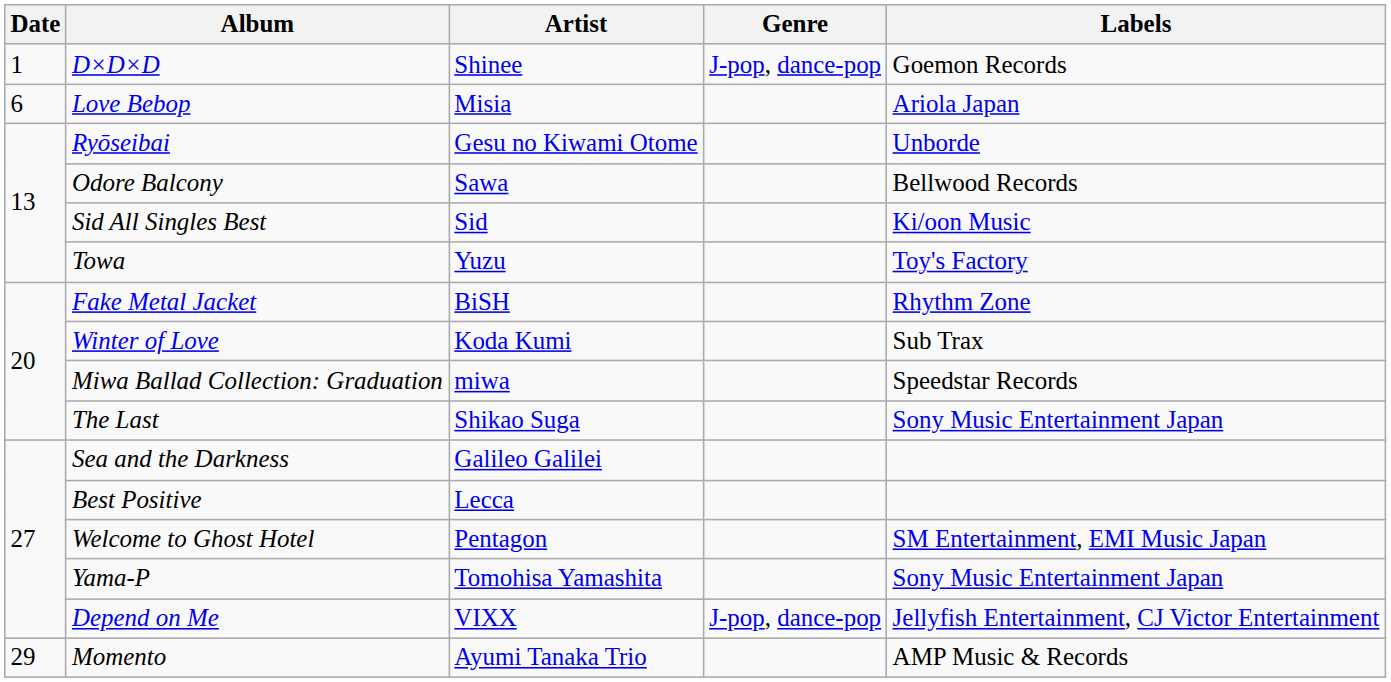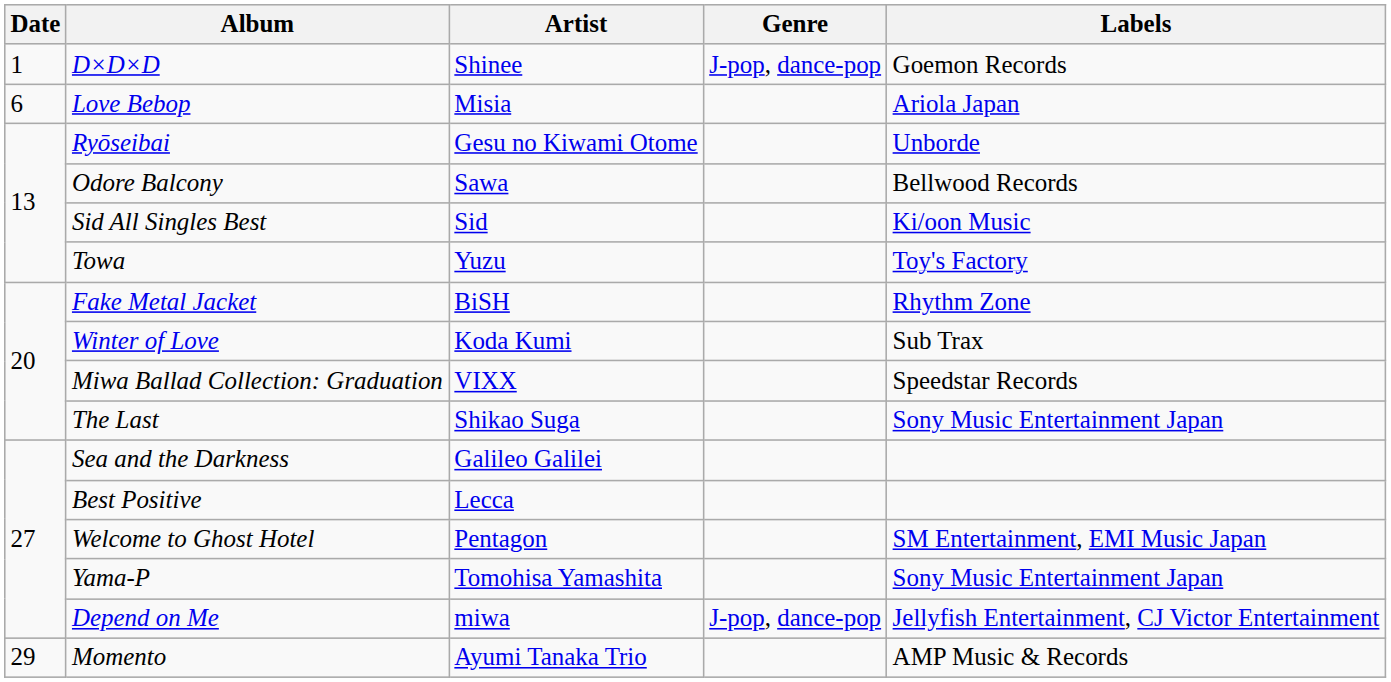(482, 380) miwa -> (486, 380) VIXX
(486, 618) VIXX -> (482, 618) miwa
